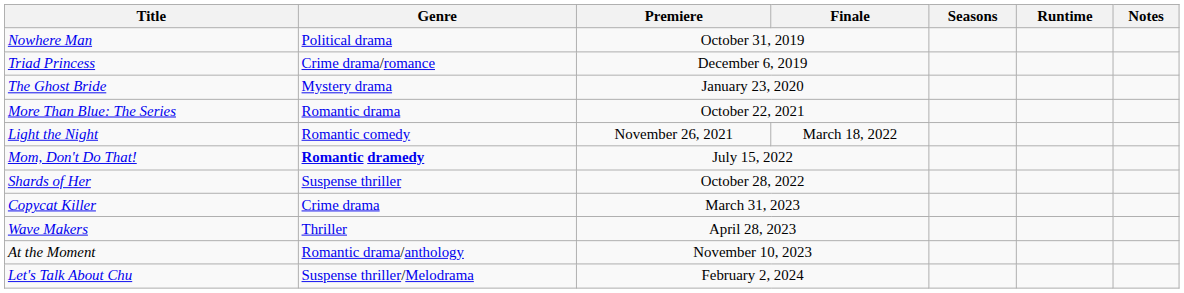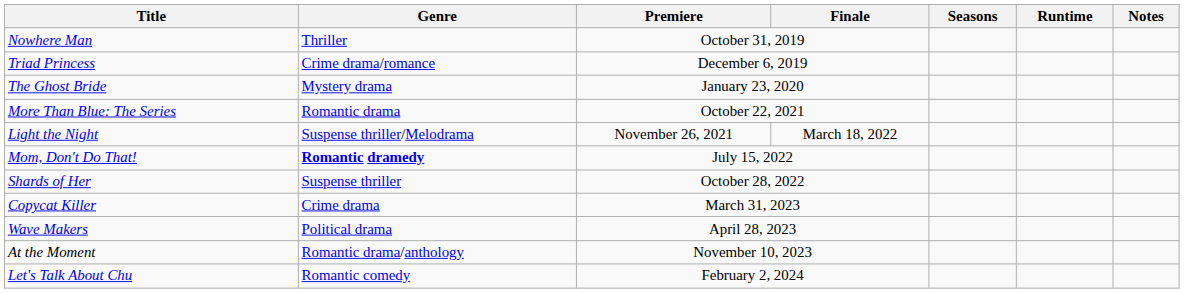(347, 39) Political drama -> (324, 39) Thriller
(356, 134) Romantic comedy -> (388, 134) Suspense thriller/Melodrama
(324, 228) Thriller -> (347, 228) Political drama
(388, 275) Suspense thriller/Melodrama -> (356, 275) Romantic comedy
